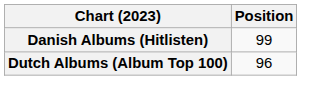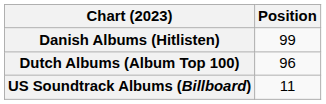+ row: (130, 87)
